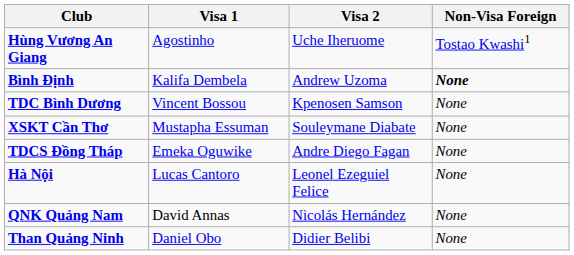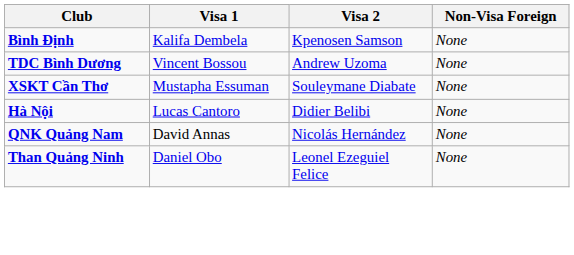- row: (60, 48)
(339, 80) Andrew Uzoma -> (347, 39) Kpenosen Samson
(452, 80) bold -> (451, 39) normal
(347, 103) Kpenosen Samson -> (339, 63) Andrew Uzoma
- row: (65, 151)
(341, 183) Leonel Ezeguiel Felice -> (331, 110) Didier Belibi
(331, 238) Didier Belibi -> (341, 166) Leonel Ezeguiel Felice
